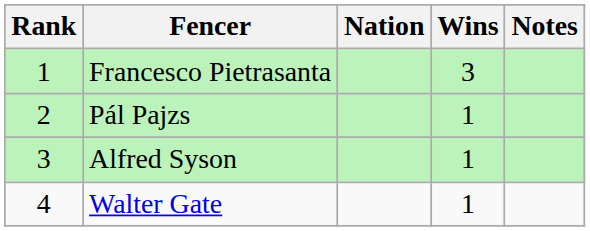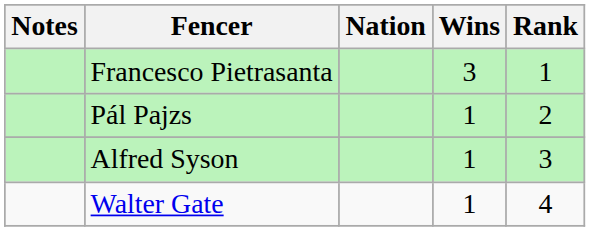columns swapped: (44, 26) <-> (545, 26)
